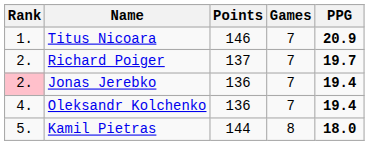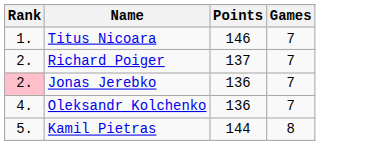- column: (340, 16)
